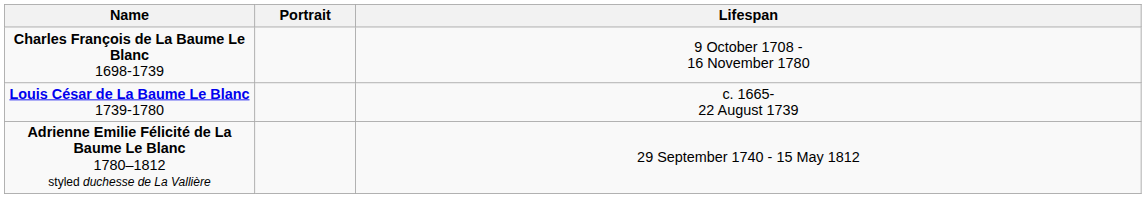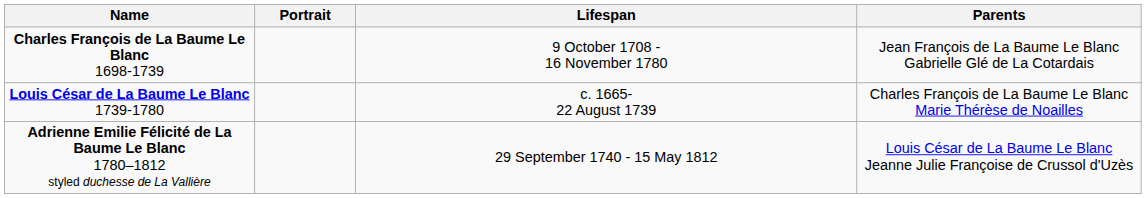+ column: (999, 15)
